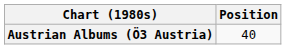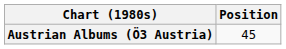(249, 34) 40 -> (249, 34) 45
